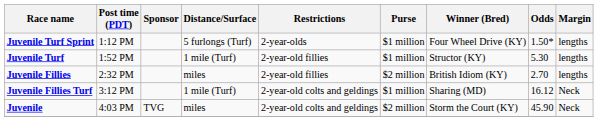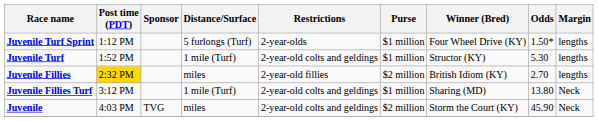(295, 58) 2-year-old fillies -> (319, 58) 2-year-old colts and geldings
(116, 74) no background -> (116, 74) gold background
(542, 91) 16.12 -> (542, 91) 13.80
